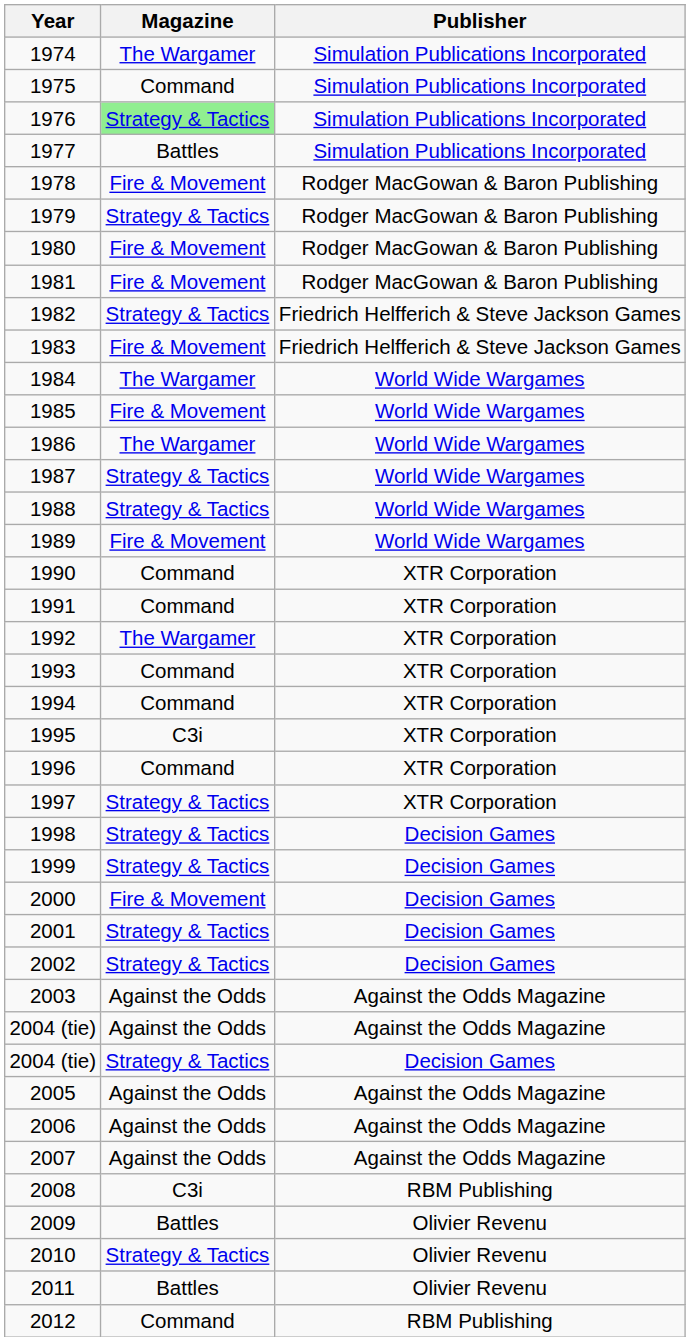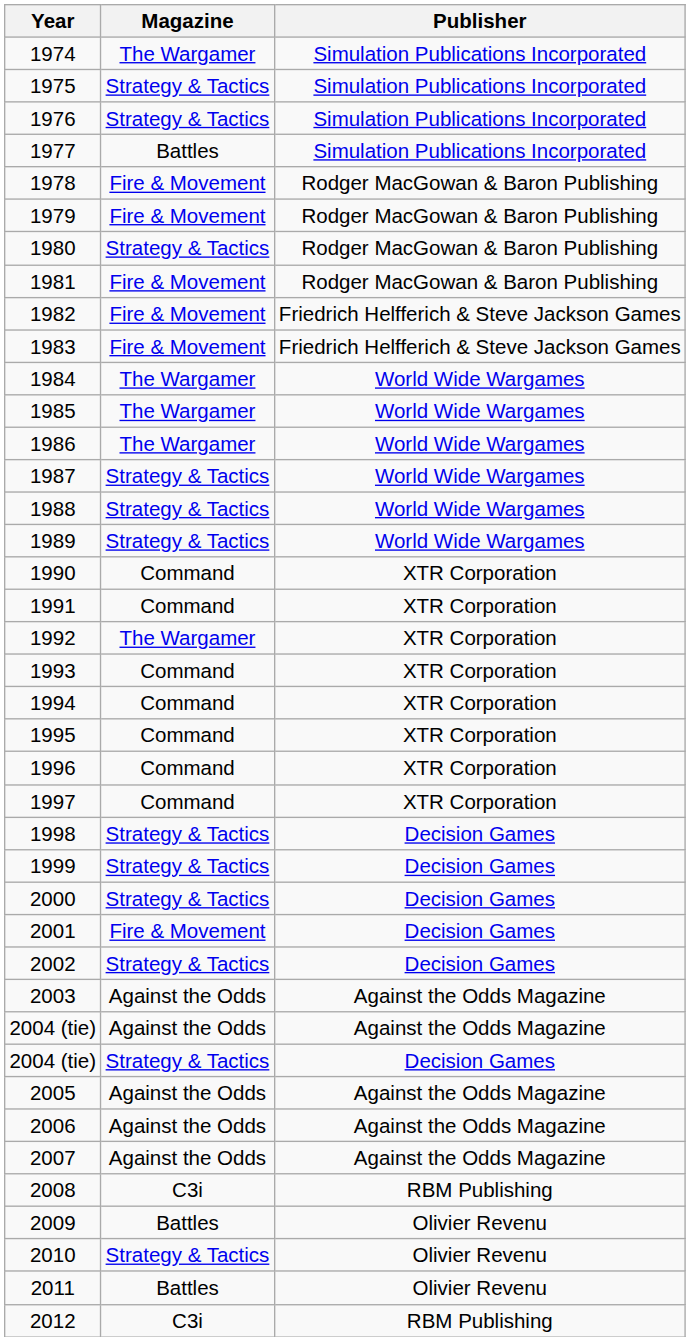(187, 86) Command -> (187, 86) Strategy & Tactics
(187, 119) lightgreen background -> (187, 119) no background
(187, 216) Strategy & Tactics -> (187, 216) Fire & Movement
(187, 248) Fire & Movement -> (187, 248) Strategy & Tactics
(187, 313) Strategy & Tactics -> (187, 313) Fire & Movement
(187, 411) Fire & Movement -> (187, 411) The Wargamer
(187, 541) Fire & Movement -> (187, 541) Strategy & Tactics
(187, 736) C3i -> (187, 736) Command
(187, 801) Strategy & Tactics -> (187, 801) Command
(187, 898) Fire & Movement -> (187, 898) Strategy & Tactics
(187, 931) Strategy & Tactics -> (187, 931) Fire & Movement
(187, 1320) Command -> (187, 1320) C3i
